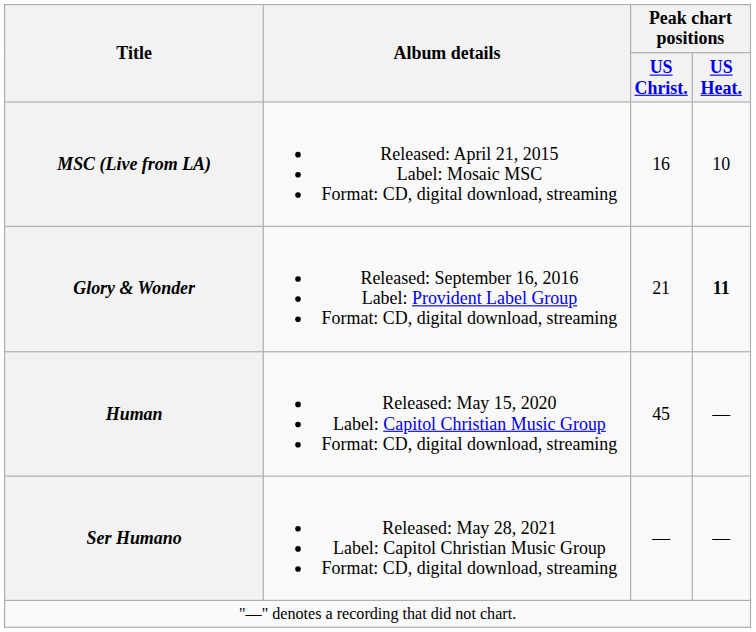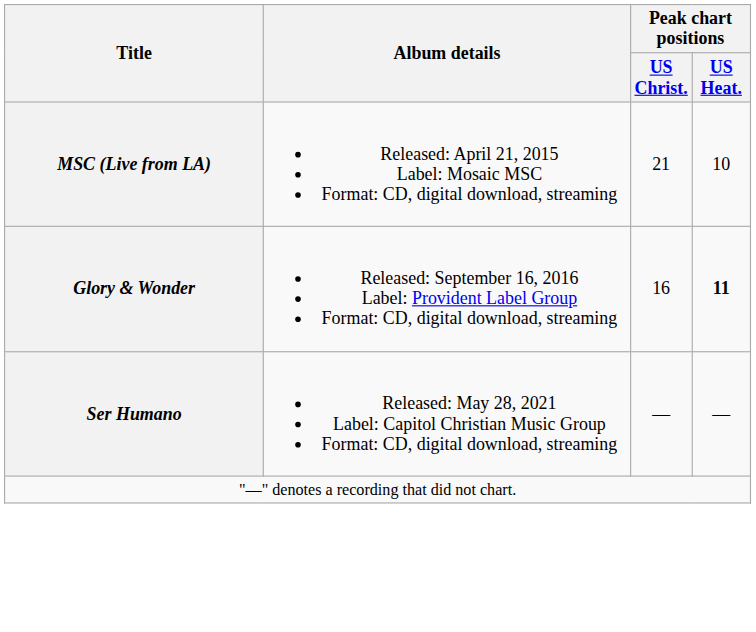(661, 164) 16 -> (661, 164) 21
(661, 288) 21 -> (661, 288) 16
- row: (134, 413)
